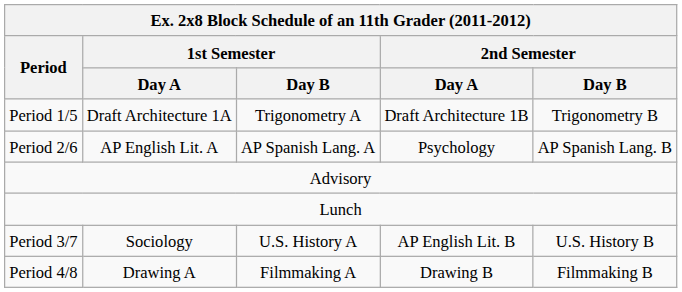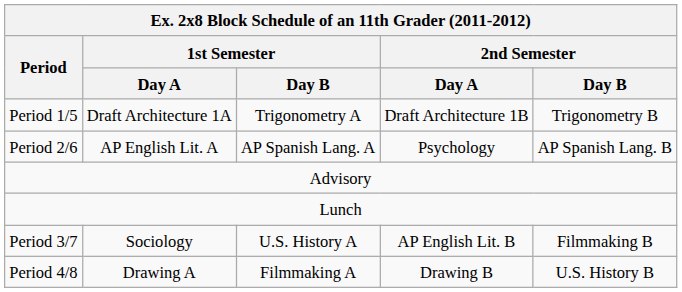(605, 241) U.S. History B -> (605, 241) Filmmaking B
(605, 273) Filmmaking B -> (605, 273) U.S. History B
